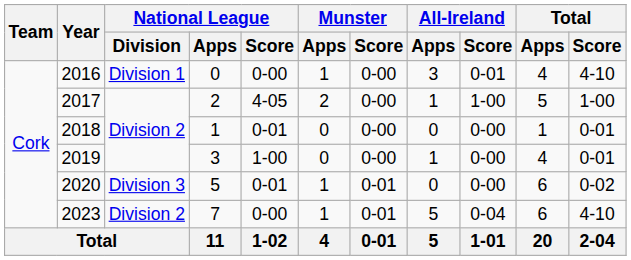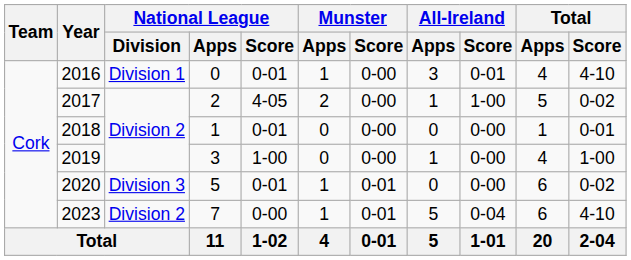(270, 74) 0-00 -> (270, 74) 0-01
(597, 102) 1-00 -> (597, 102) 0-02
(597, 158) 0-01 -> (597, 158) 1-00
